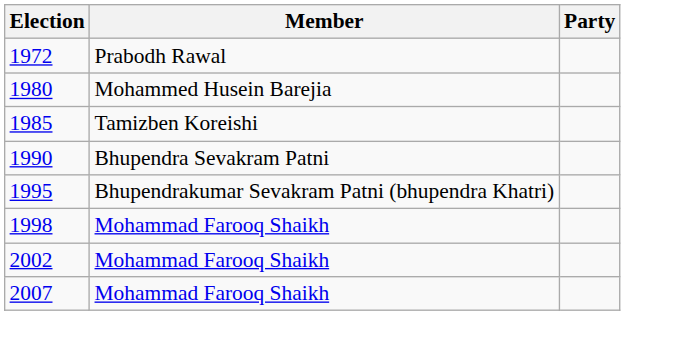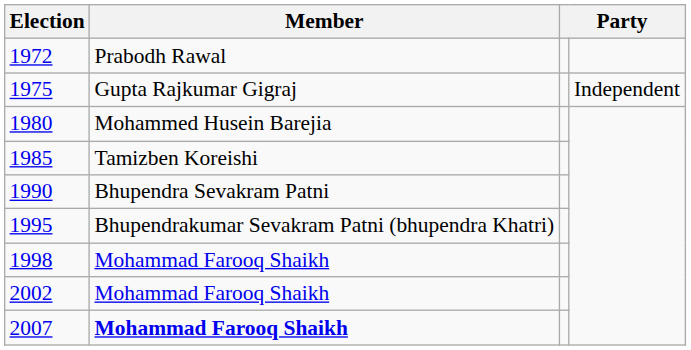+ row: (31, 89)
(212, 293) normal -> (221, 327) bold
